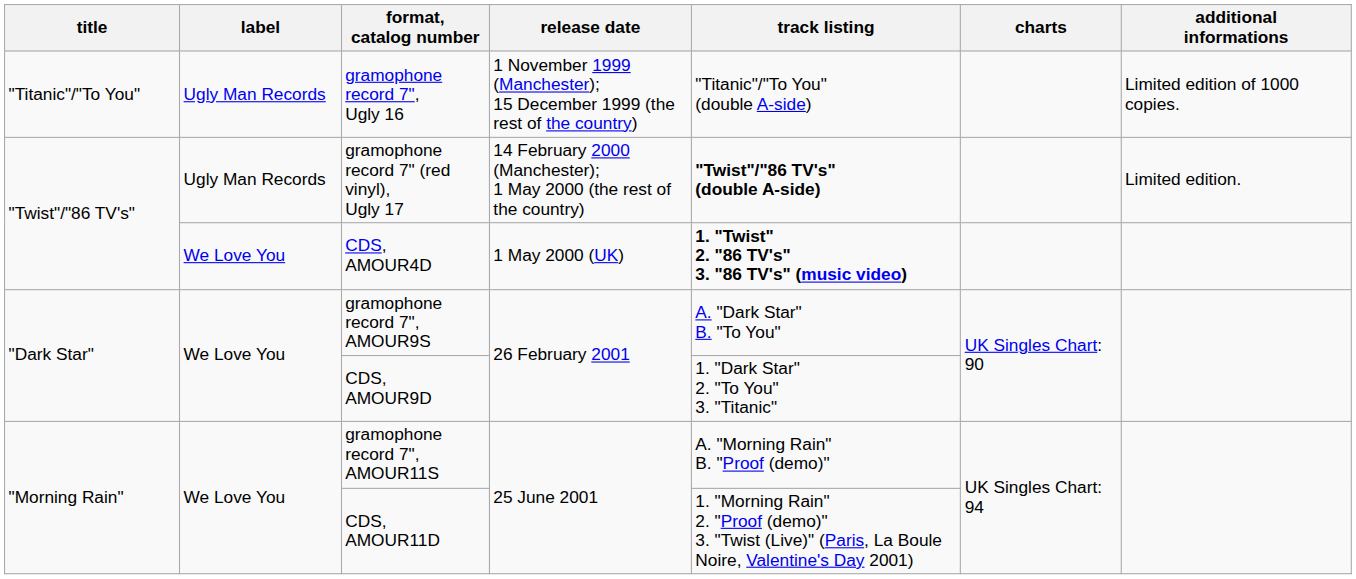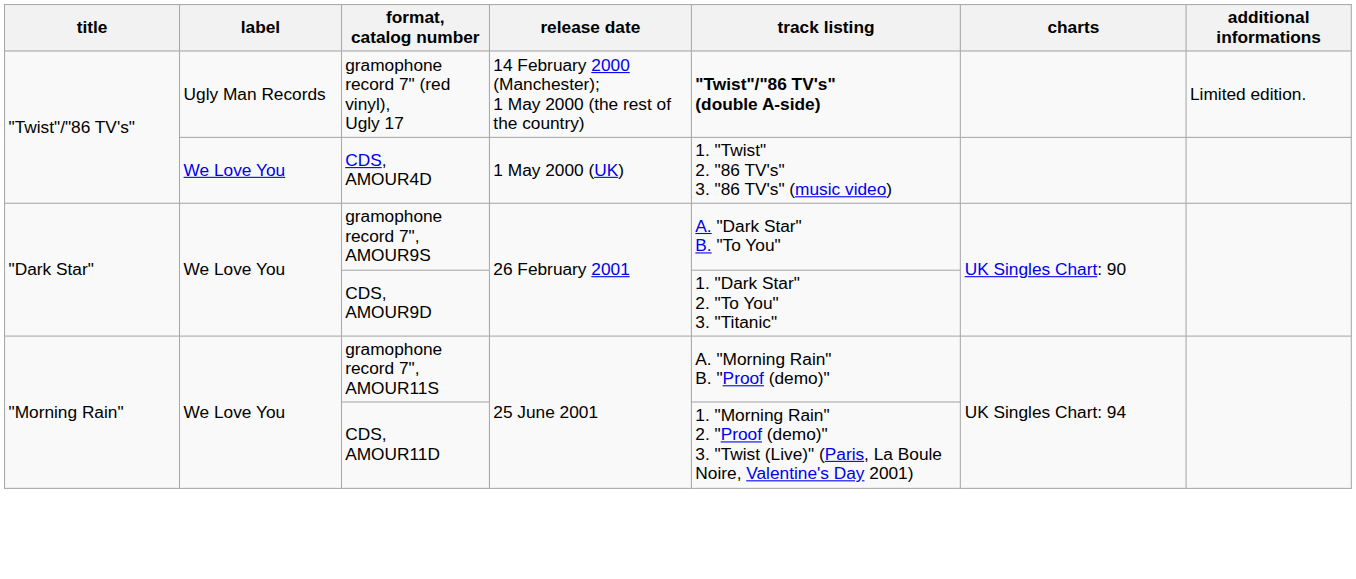- row: (394, 94)
(801, 255) bold -> (794, 170) normal
